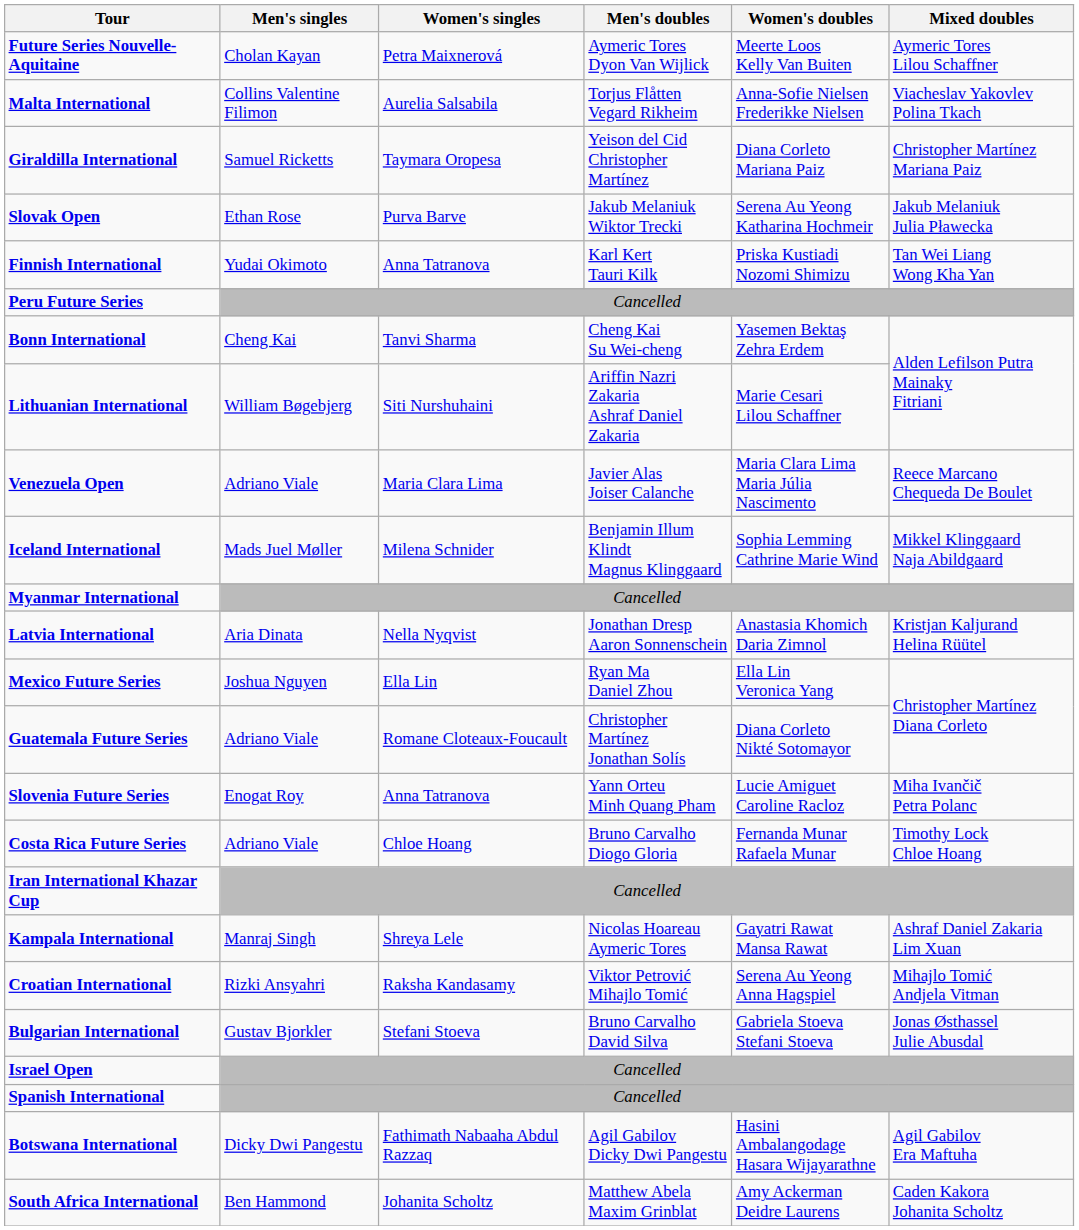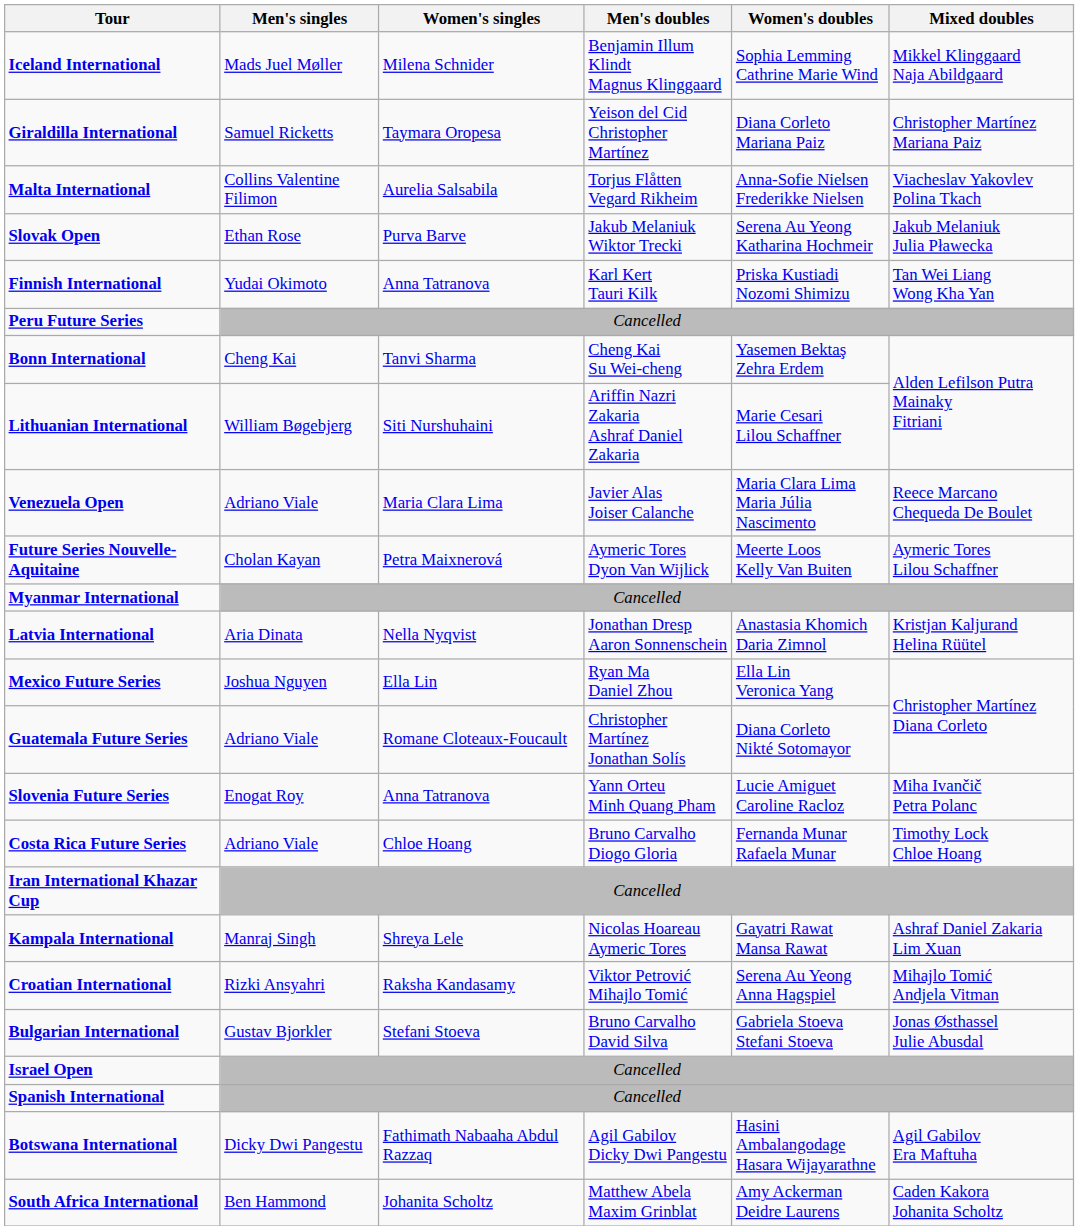rows swapped: (85, 549) <-> (92, 55)
rows swapped: (93, 159) <-> (79, 102)
